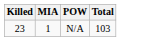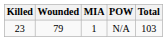+ column: (58, 12)
